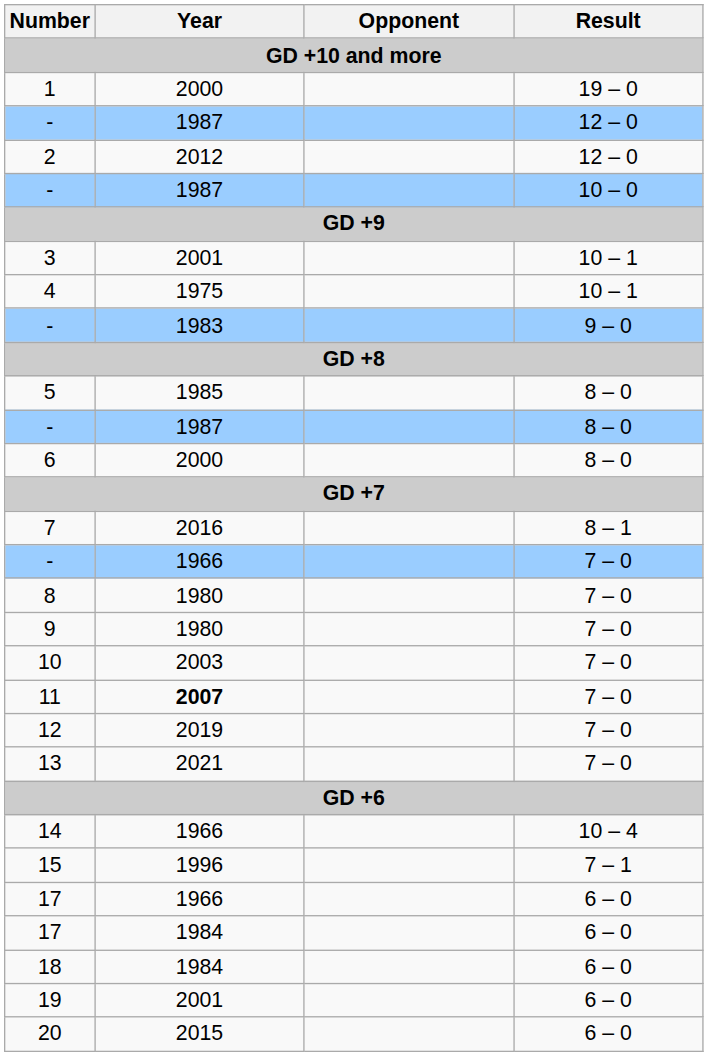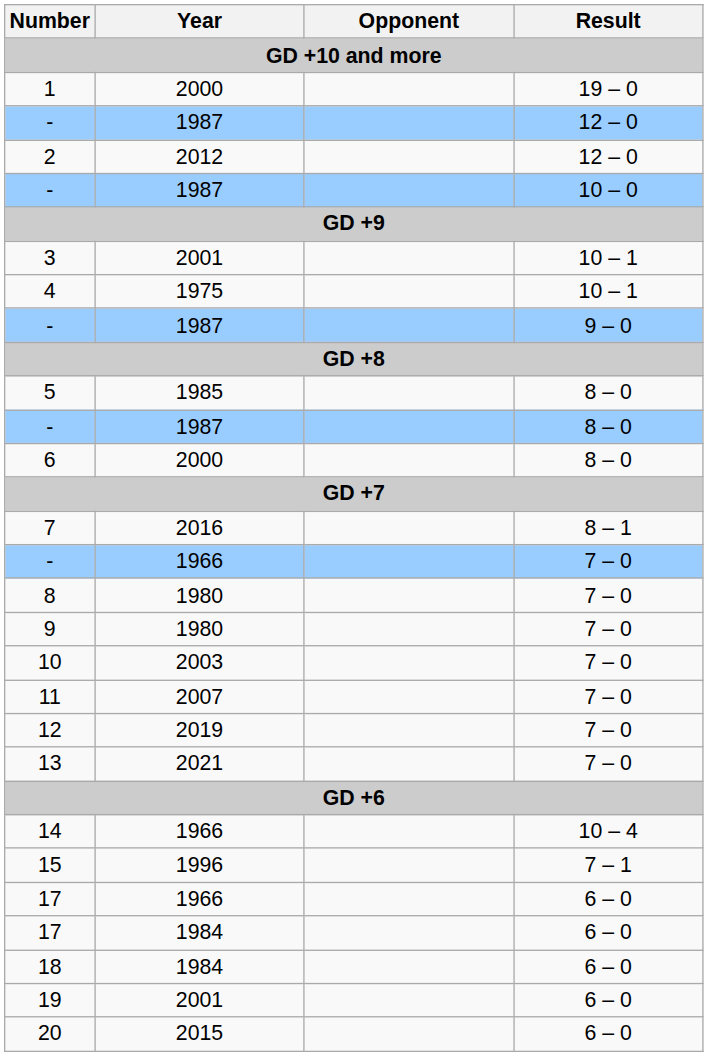(200, 325) 1983 -> (200, 325) 1987
(200, 696) bold -> (200, 696) normal
